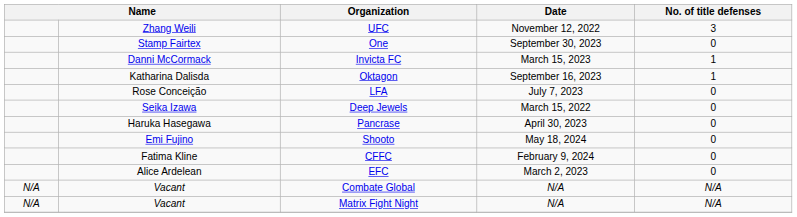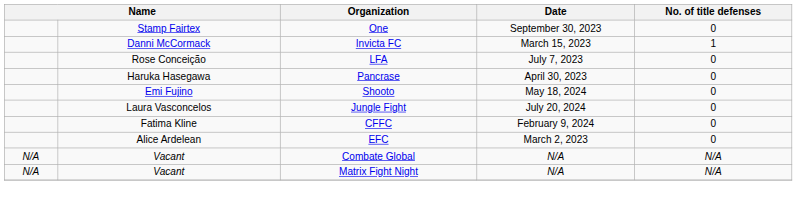- row: (378, 28)
- row: (378, 76)
- row: (378, 108)
+ row: (378, 108)
